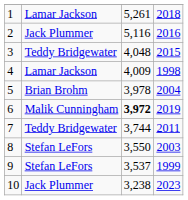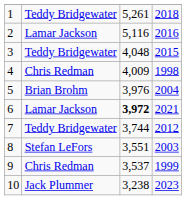(61, 14) Lamar Jackson -> (71, 14) Teddy Bridgewater
(59, 33) Jack Plummer -> (61, 33) Lamar Jackson
(61, 71) Lamar Jackson -> (59, 71) Chris Redman
(137, 90) 3,978 -> (136, 90) 3,976
(72, 109) Malik Cunningham -> (61, 109) Lamar Jackson
(168, 109) 2019 -> (167, 109) 2021
(168, 128) 2011 -> (167, 128) 2012
(137, 147) 3,550 -> (136, 147) 3,551
(58, 166) Stefan LeFors -> (59, 166) Chris Redman
